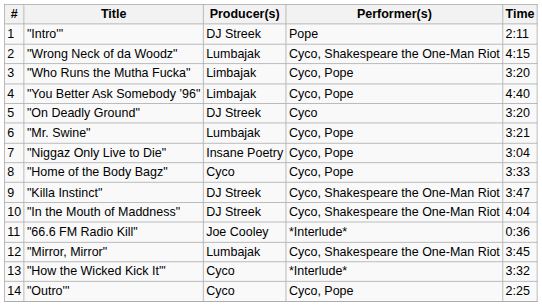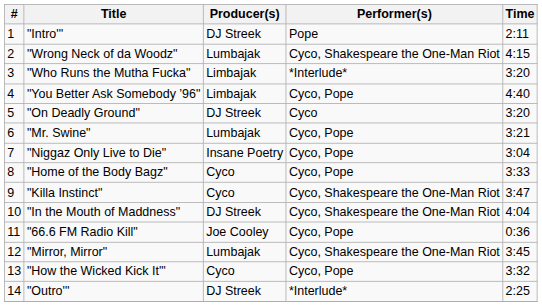(321, 73) Cyco, Pope -> (318, 73) *Interlude*
(234, 192) DJ Streek -> (220, 192) Cyco
(318, 232) *Interlude* -> (321, 232) Cyco, Pope
(318, 271) *Interlude* -> (321, 271) Cyco, Pope
(220, 291) Cyco -> (234, 291) DJ Streek
(321, 291) Cyco, Pope -> (318, 291) *Interlude*
